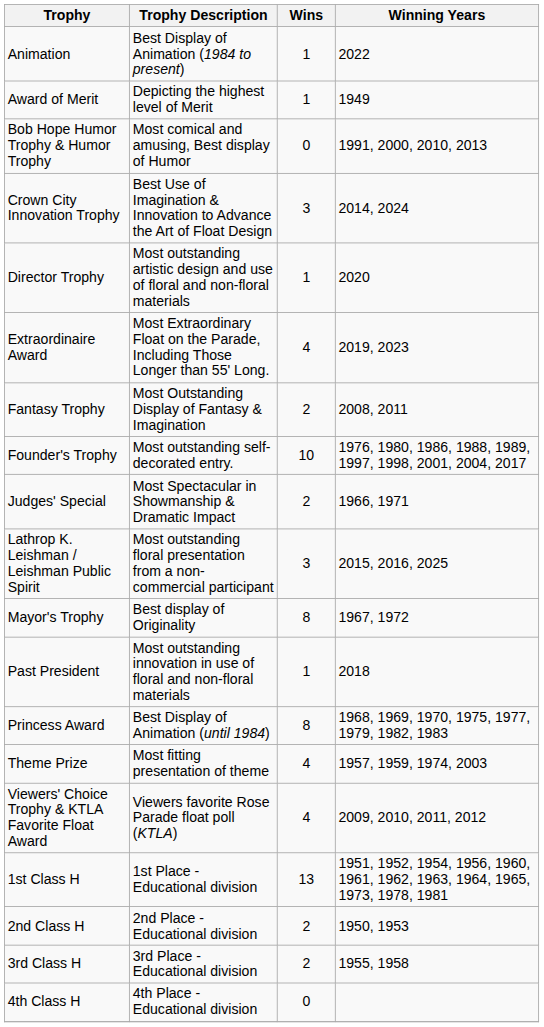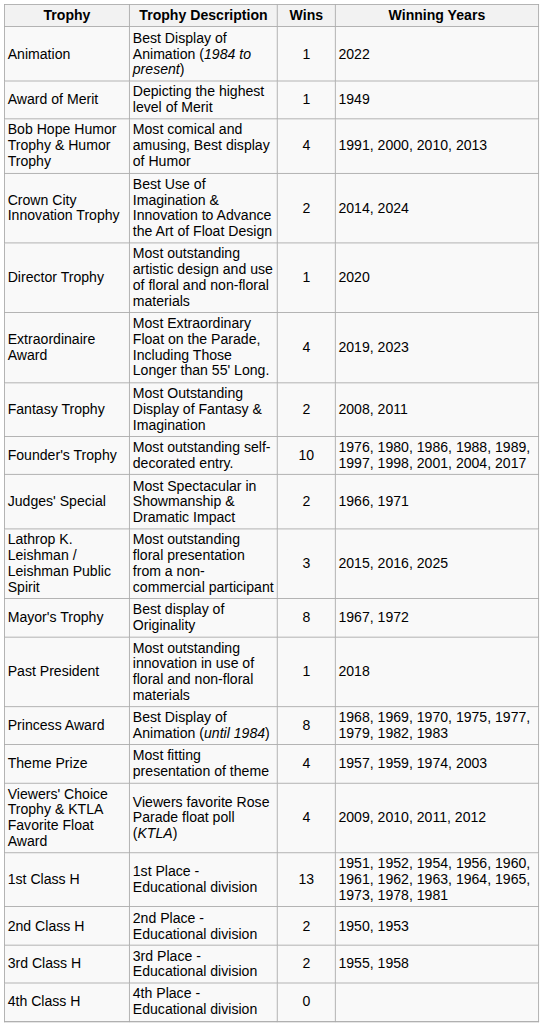(306, 146) 0 -> (306, 146) 4
(306, 207) 3 -> (306, 207) 2
